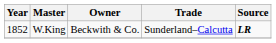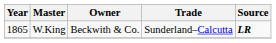(17, 29) 1852 -> (17, 29) 1865
